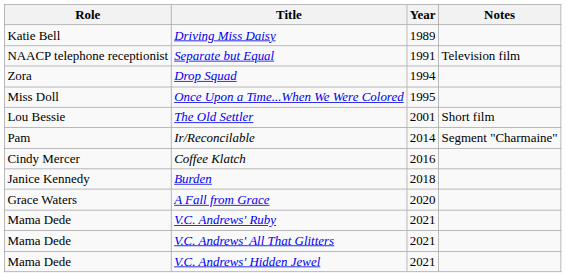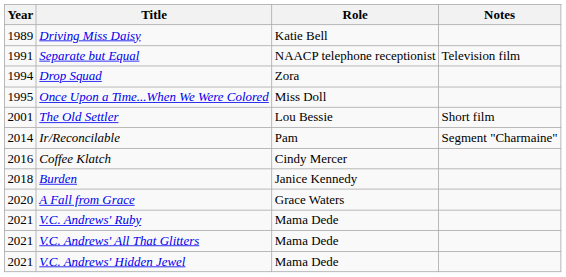columns swapped: (423, 14) <-> (88, 14)
